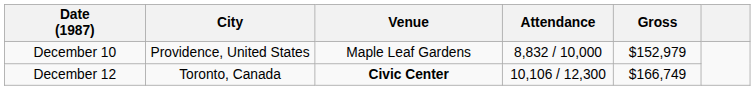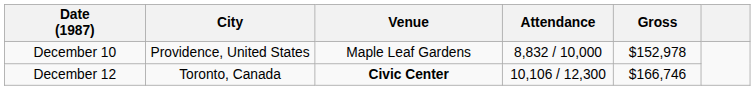(658, 52) $152,979 -> (658, 52) $152,978
(658, 74) $166,749 -> (658, 74) $166,746
